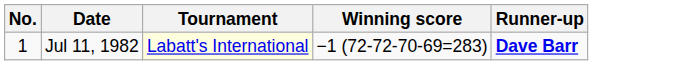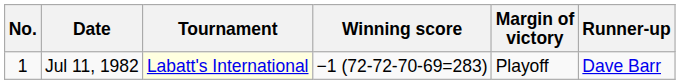+ column: (535, 28)
(537, 46) bold -> (622, 66) normal
